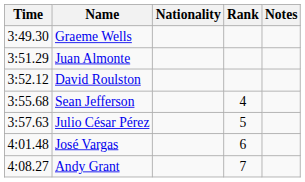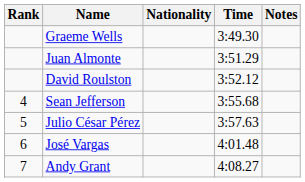columns swapped: (243, 15) <-> (28, 15)
